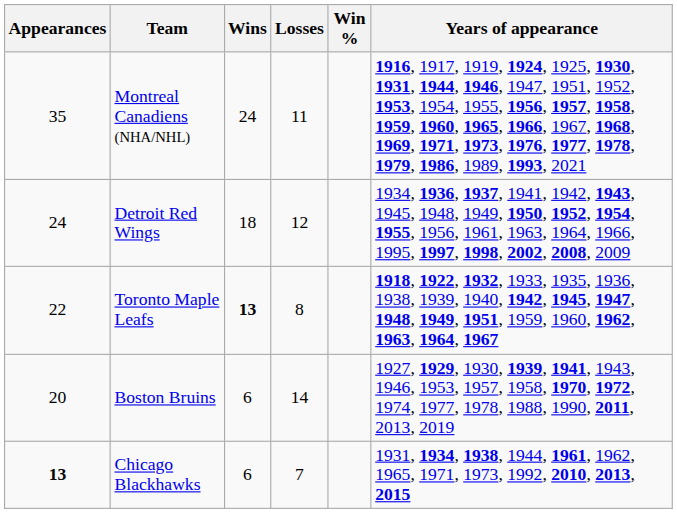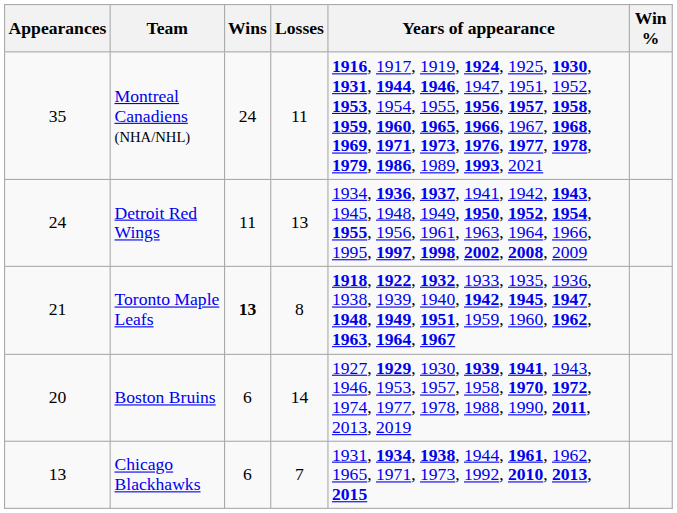columns swapped: (350, 28) <-> (522, 28)
(247, 222) 18 -> (247, 222) 11
(299, 222) 12 -> (299, 222) 13
(57, 310) 22 -> (57, 310) 21
(57, 474) bold -> (57, 474) normal
